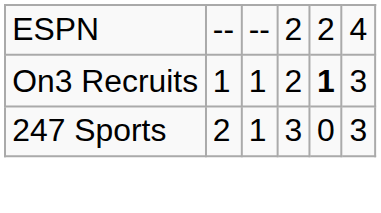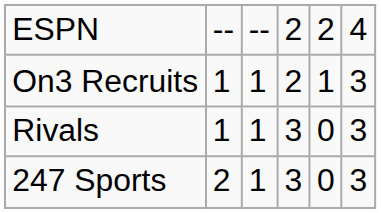(326, 80) bold -> (326, 80) normal
+ row: (56, 130)
